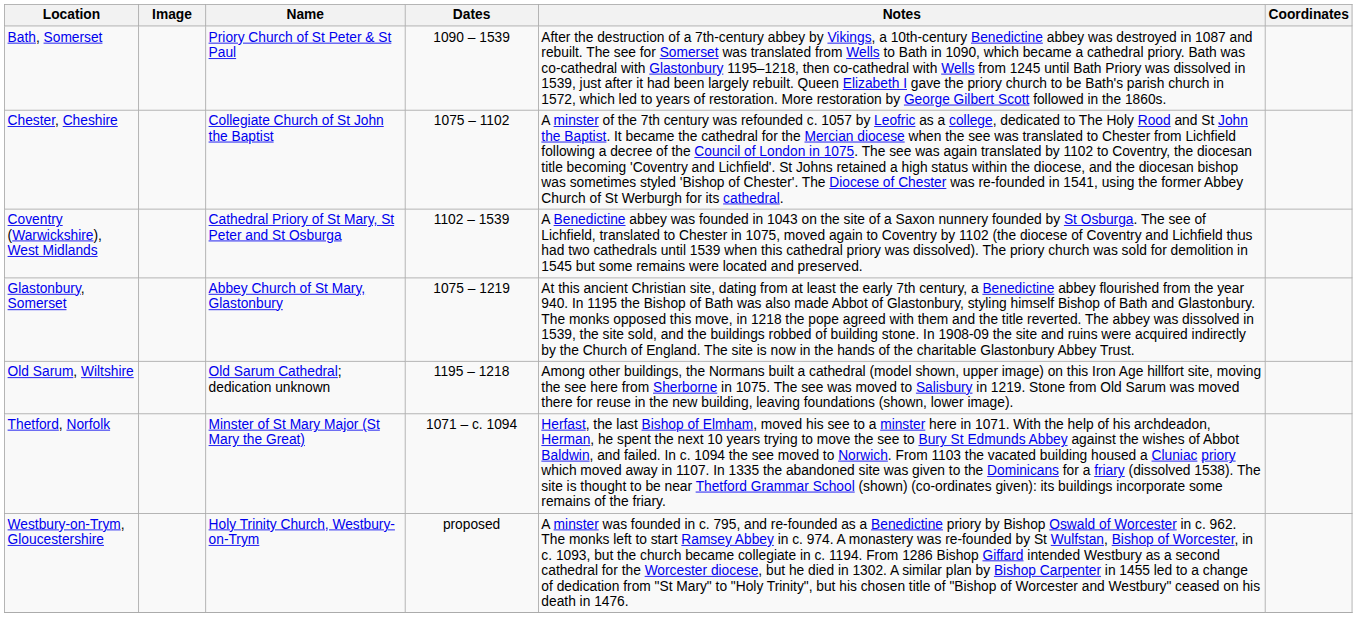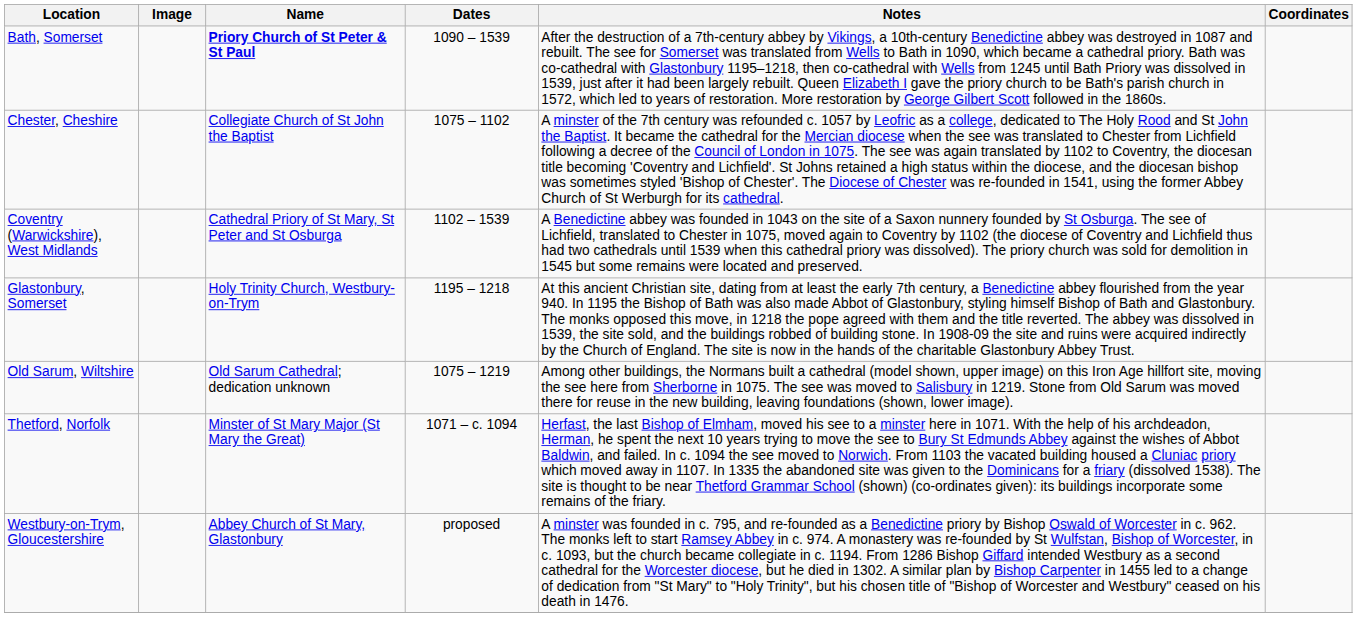(300, 44) normal -> (298, 44) bold
(287, 296) Abbey Church of St Mary, Glastonbury -> (302, 296) Holy Trinity Church, Westbury-on-Trym
(472, 288) 1075 – 1219 -> (472, 288) 1195 – 1218
(472, 372) 1195 – 1218 -> (472, 372) 1075 – 1219
(302, 531) Holy Trinity Church, Westbury-on-Trym -> (287, 531) Abbey Church of St Mary, Glastonbury
